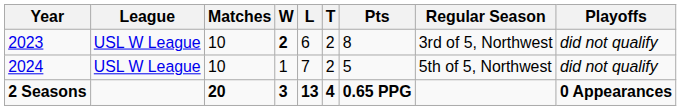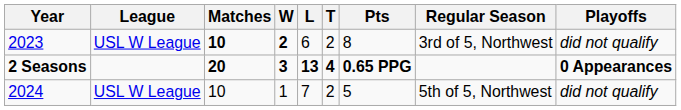(217, 42) normal -> (217, 42) bold
rows swapped: (26, 67) <-> (47, 92)
